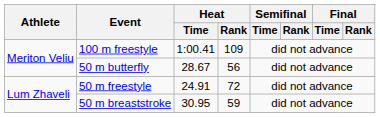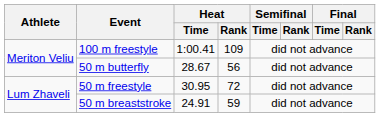(196, 86) 24.91 -> (196, 86) 30.95
(196, 104) 30.95 -> (196, 104) 24.91
